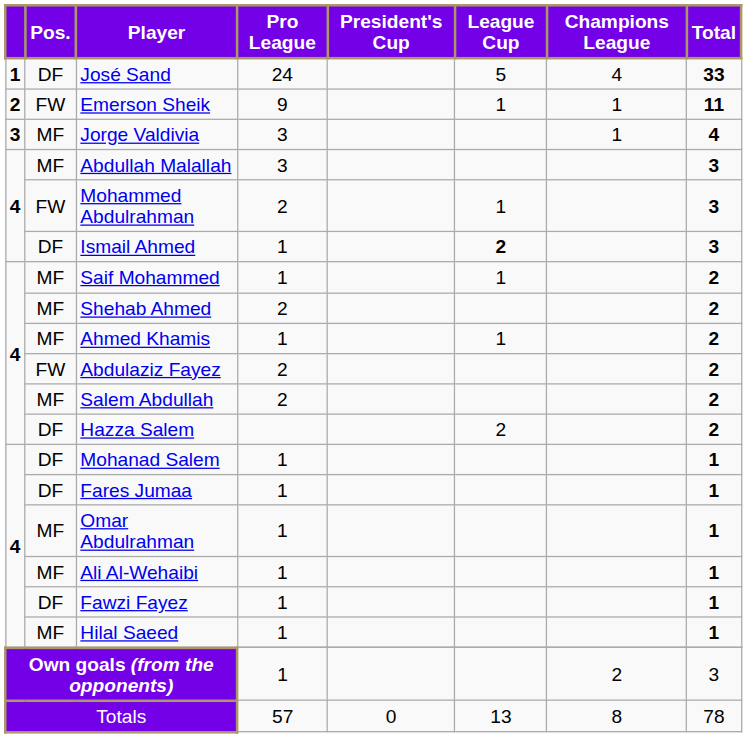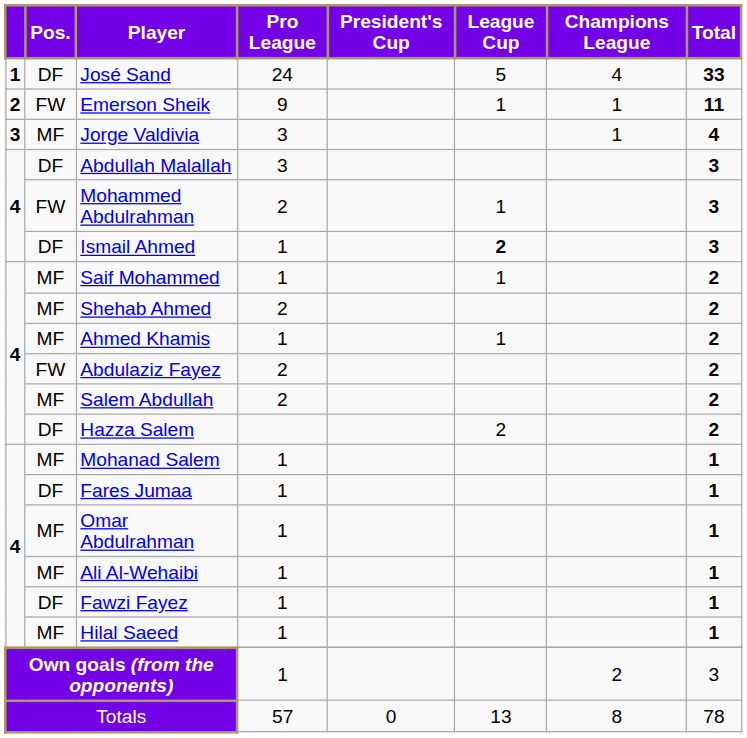(50, 165) MF -> (50, 165) DF
(50, 459) DF -> (50, 459) MF
